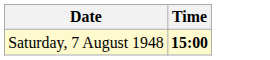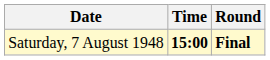+ column: (238, 17)
